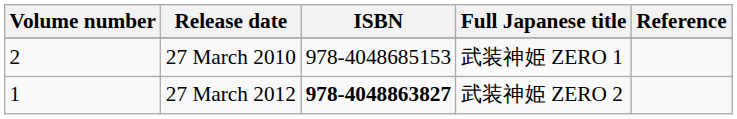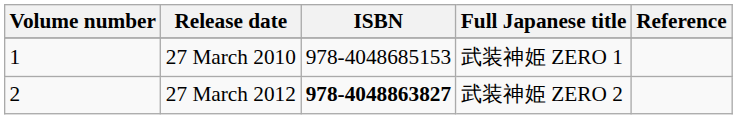(15, 57) 2 -> (15, 57) 1
(15, 94) 1 -> (15, 94) 2
